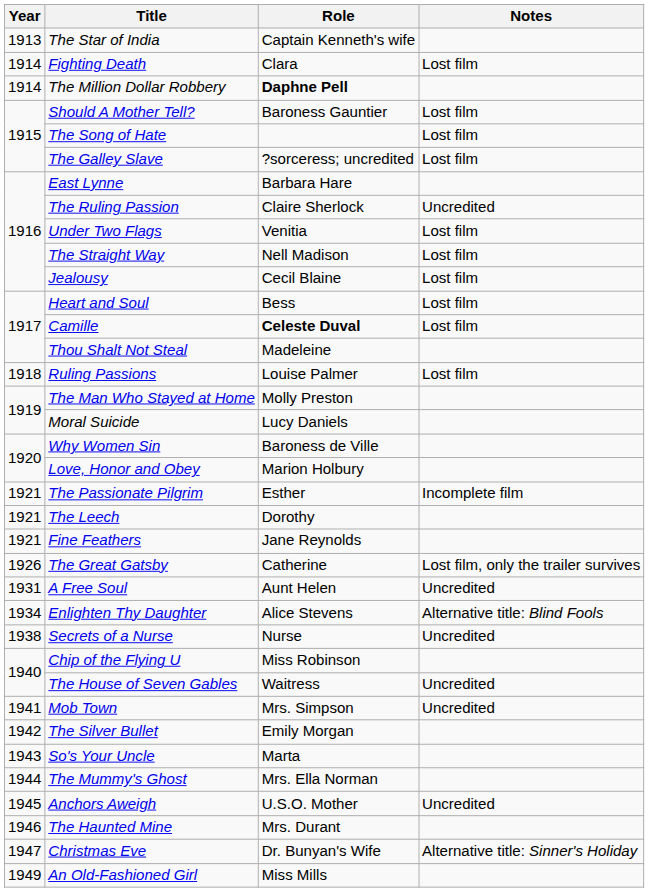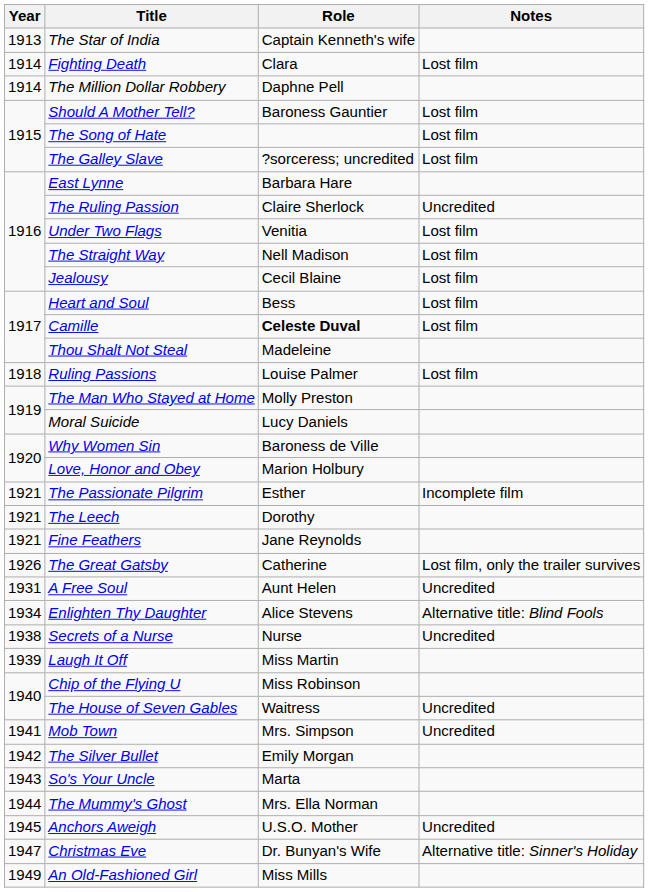(305, 87) bold -> (303, 87) normal
+ row: (88, 660)
- row: (110, 827)
